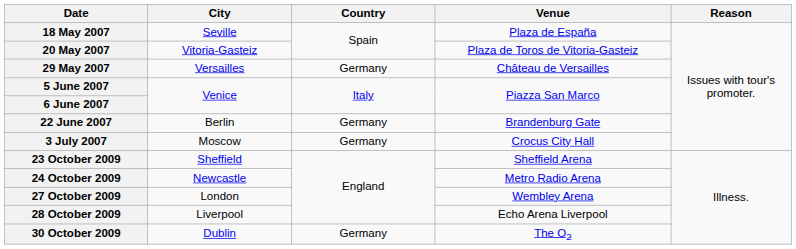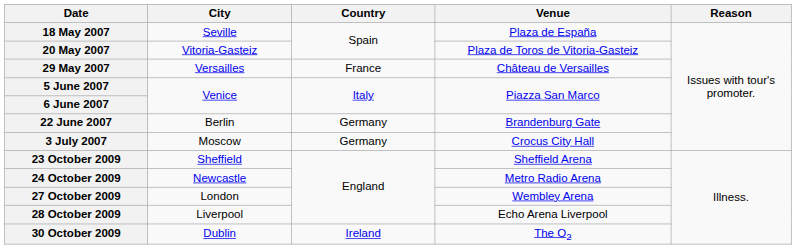(363, 68) Germany -> (363, 68) France
(363, 234) Germany -> (363, 234) Ireland
